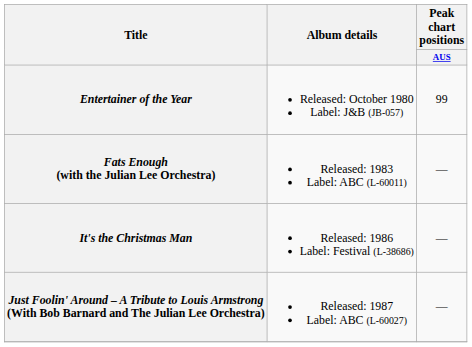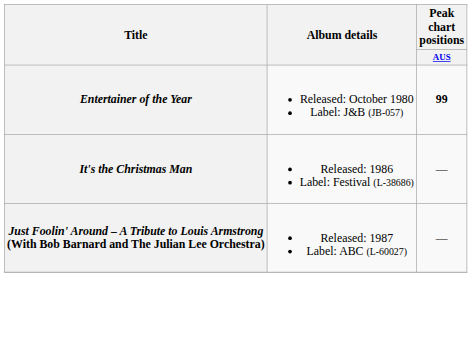(442, 99) normal -> (442, 99) bold
- row: (136, 168)
